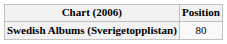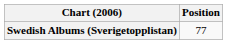(201, 30) 80 -> (201, 30) 77
